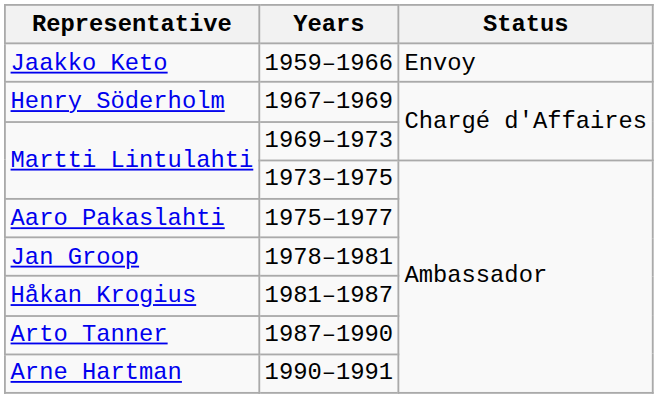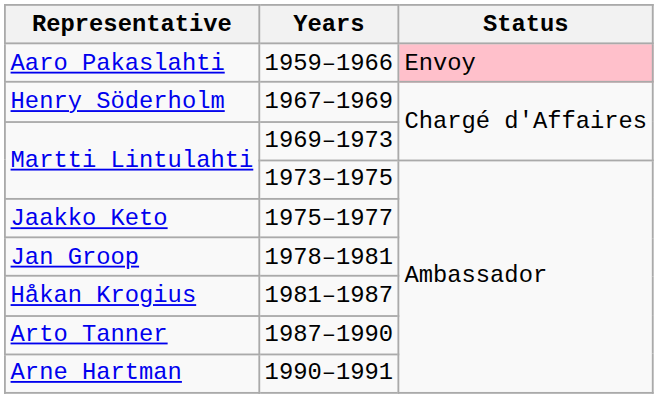(89, 63) Jaakko Keto -> (118, 63) Aaro Pakaslahti
(440, 63) no background -> (440, 63) pink background
(118, 218) Aaro Pakaslahti -> (89, 218) Jaakko Keto
